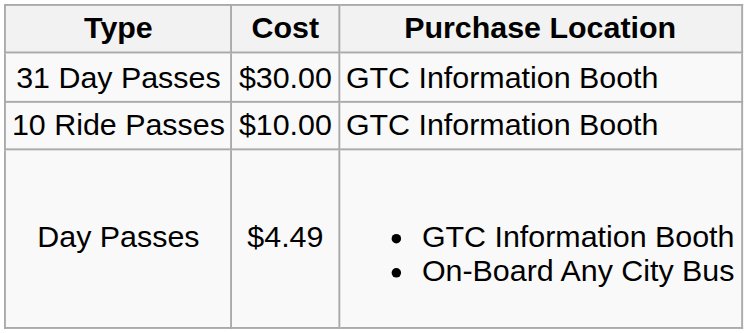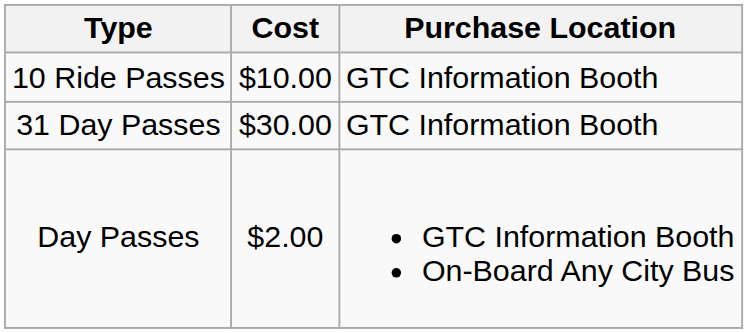rows swapped: (118, 76) <-> (118, 125)
(285, 237) $4.49 -> (285, 237) $2.00
